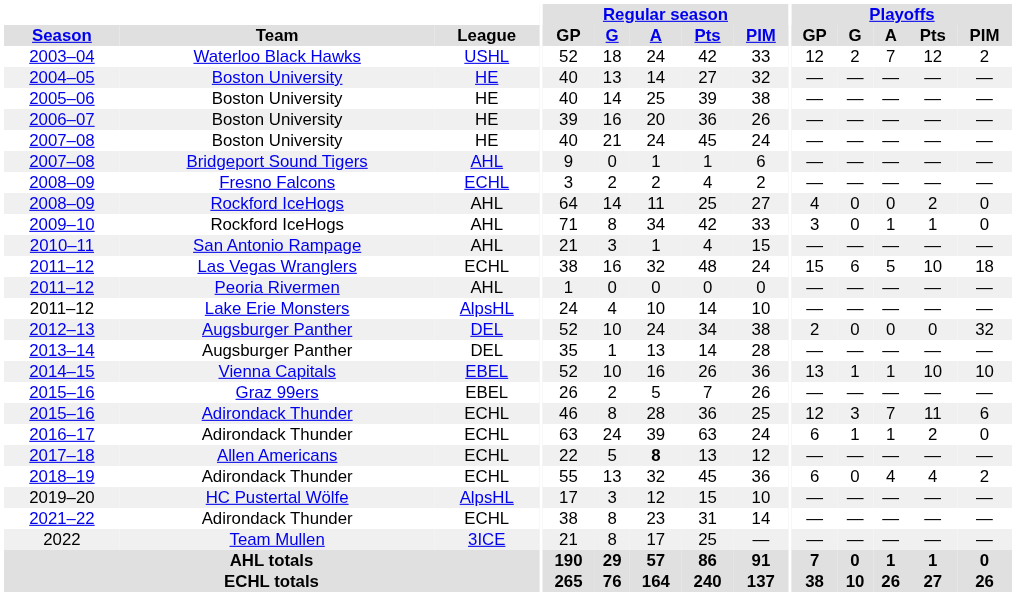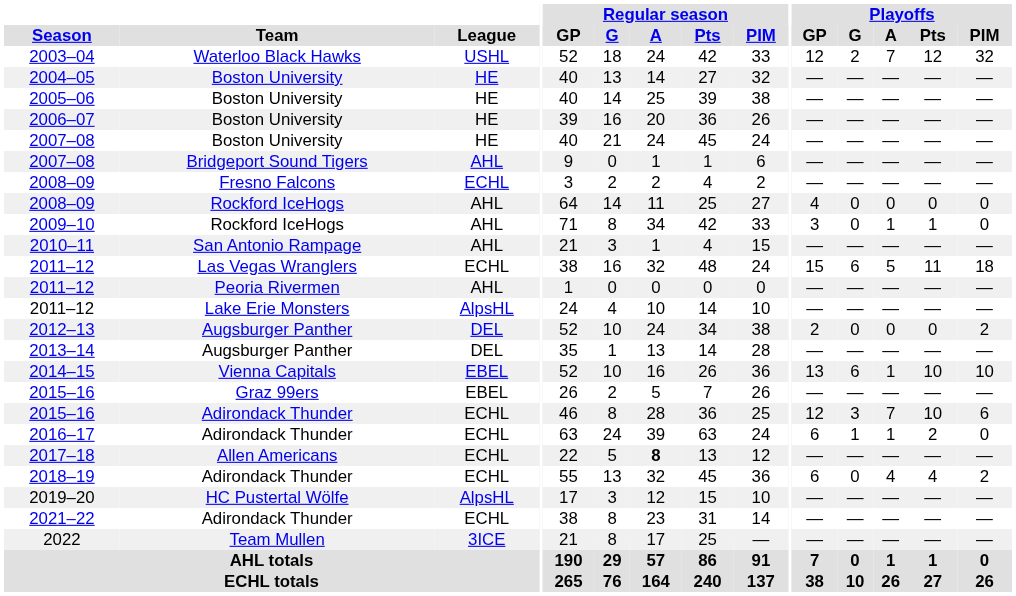(985, 56) 2 -> (985, 56) 32
(933, 203) 2 -> (933, 203) 0
(933, 266) 10 -> (933, 266) 11
(985, 329) 32 -> (985, 329) 2
(855, 371) 1 -> (855, 371) 6
(933, 413) 11 -> (933, 413) 10
